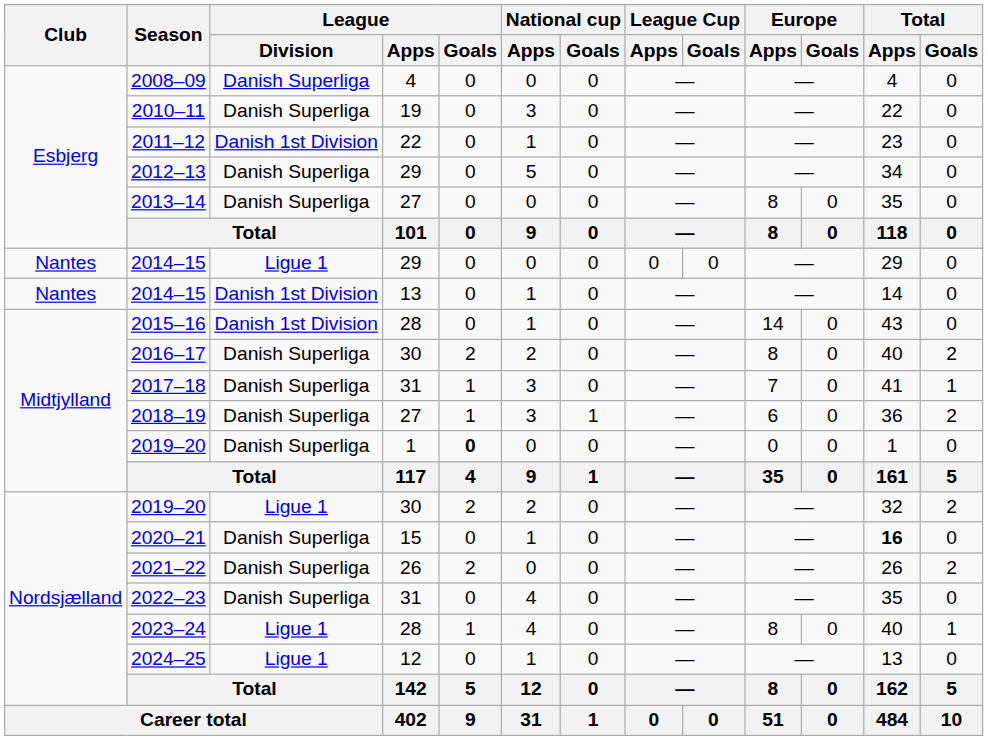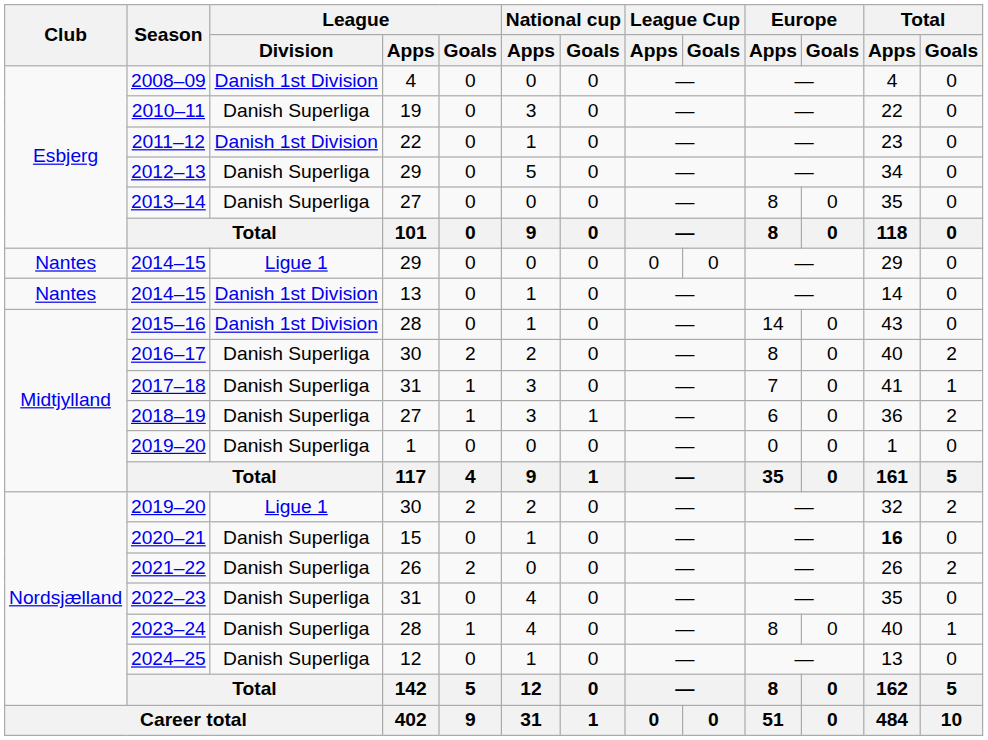(296, 80) Danish Superliga -> (296, 80) Danish 1st Division
(470, 446) bold -> (470, 446) normal
(296, 628) Ligue 1 -> (296, 628) Danish Superliga
(296, 659) Ligue 1 -> (296, 659) Danish Superliga
